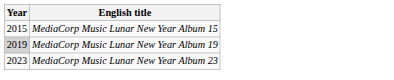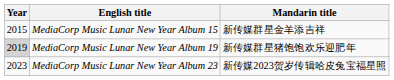+ column: (305, 12)
